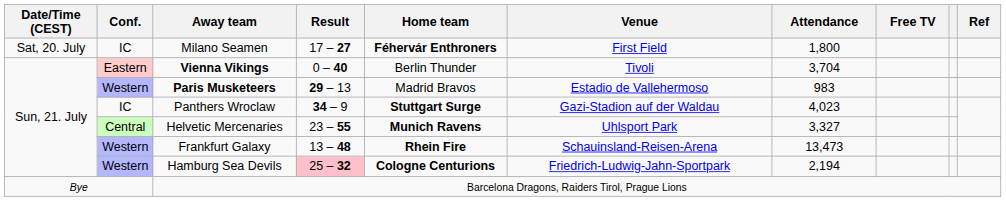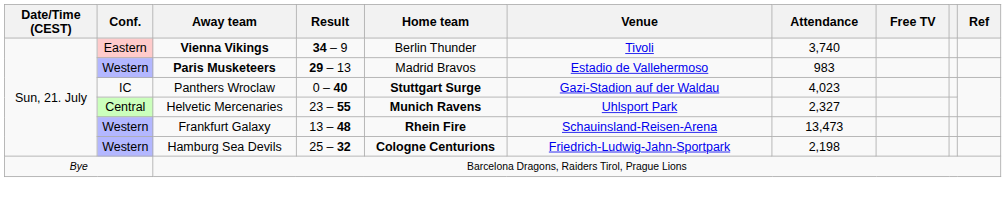- row: (225, 48)
(330, 68) 0 – 40 -> (330, 48) 34 – 9
(824, 68) 3,704 -> (824, 48) 3,740
(330, 107) 34 – 9 -> (330, 88) 0 – 40
(824, 127) 3,327 -> (824, 107) 2,327
(330, 167) pink background -> (330, 147) no background
(824, 167) 2,194 -> (824, 147) 2,198
